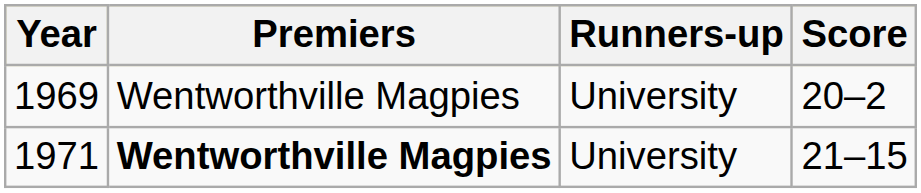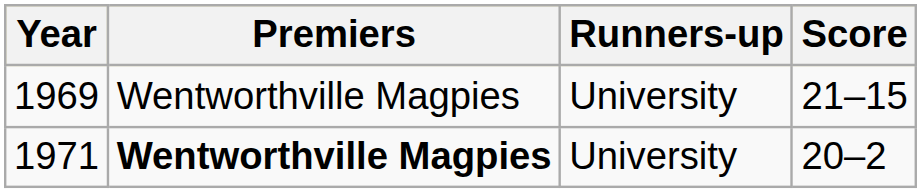(844, 95) 20–2 -> (855, 95) 21–15
(855, 156) 21–15 -> (844, 156) 20–2
